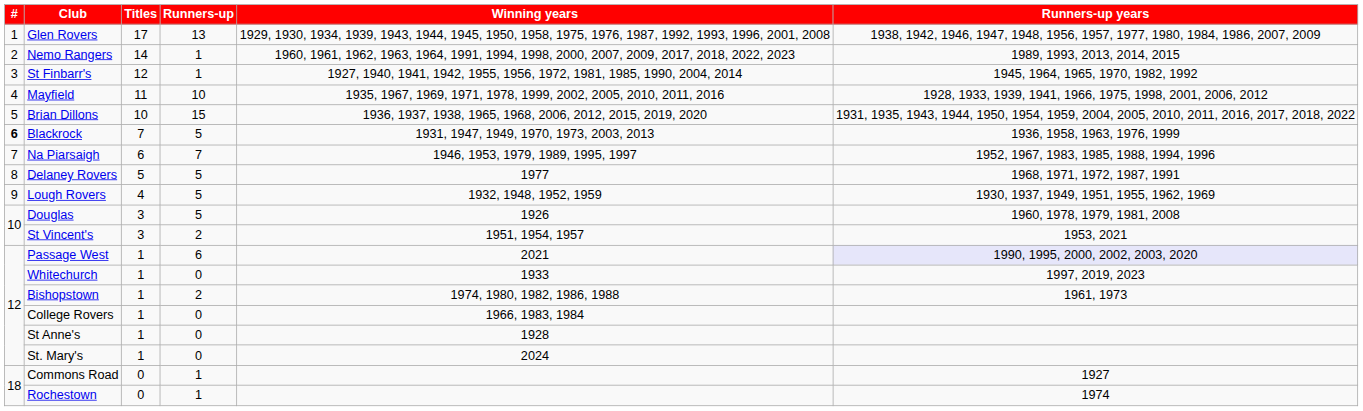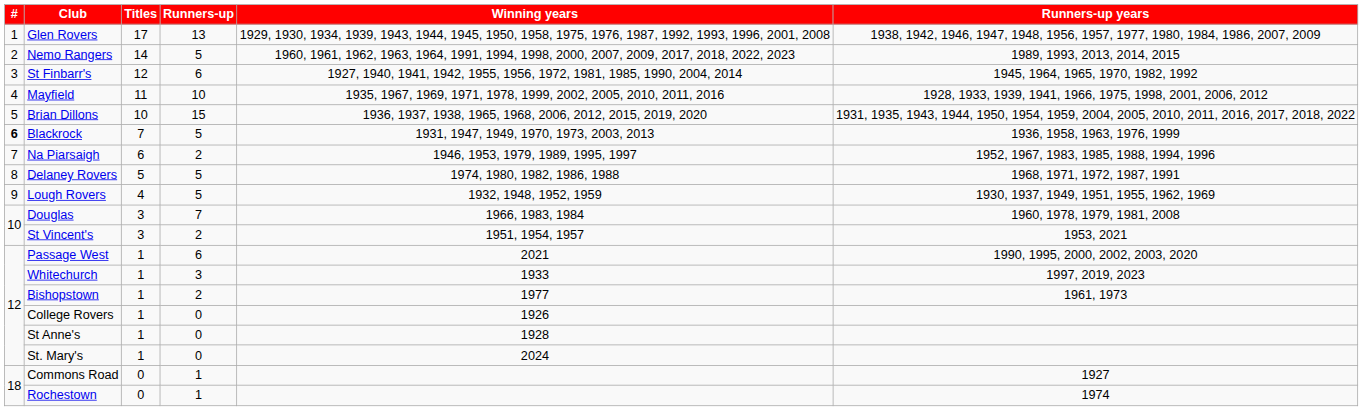(198, 54) 1 -> (198, 54) 5
(198, 74) 1 -> (198, 74) 6
(198, 154) 7 -> (198, 154) 2
(535, 174) 1977 -> (535, 174) 1974, 1980, 1982, 1986, 1988
(198, 214) 5 -> (198, 214) 7
(535, 214) 1926 -> (535, 214) 1966, 1983, 1984
(1096, 255) lavender background -> (1096, 255) no background
(198, 275) 0 -> (198, 275) 3
(535, 295) 1974, 1980, 1982, 1986, 1988 -> (535, 295) 1977
(535, 315) 1966, 1983, 1984 -> (535, 315) 1926
